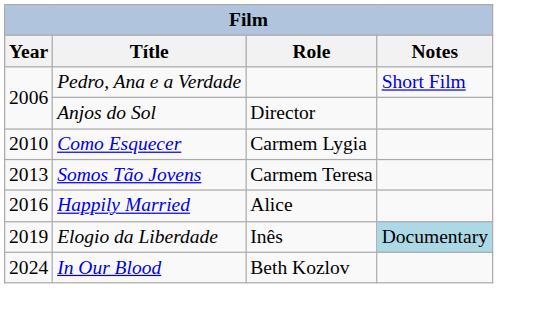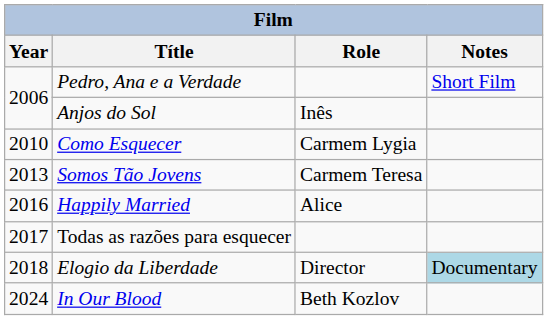(283, 112) Director -> (316, 112) Inês
+ row: (174, 236)
(29, 236) 2019 -> (29, 267) 2018
(267, 236) Inês -> (333, 267) Director
